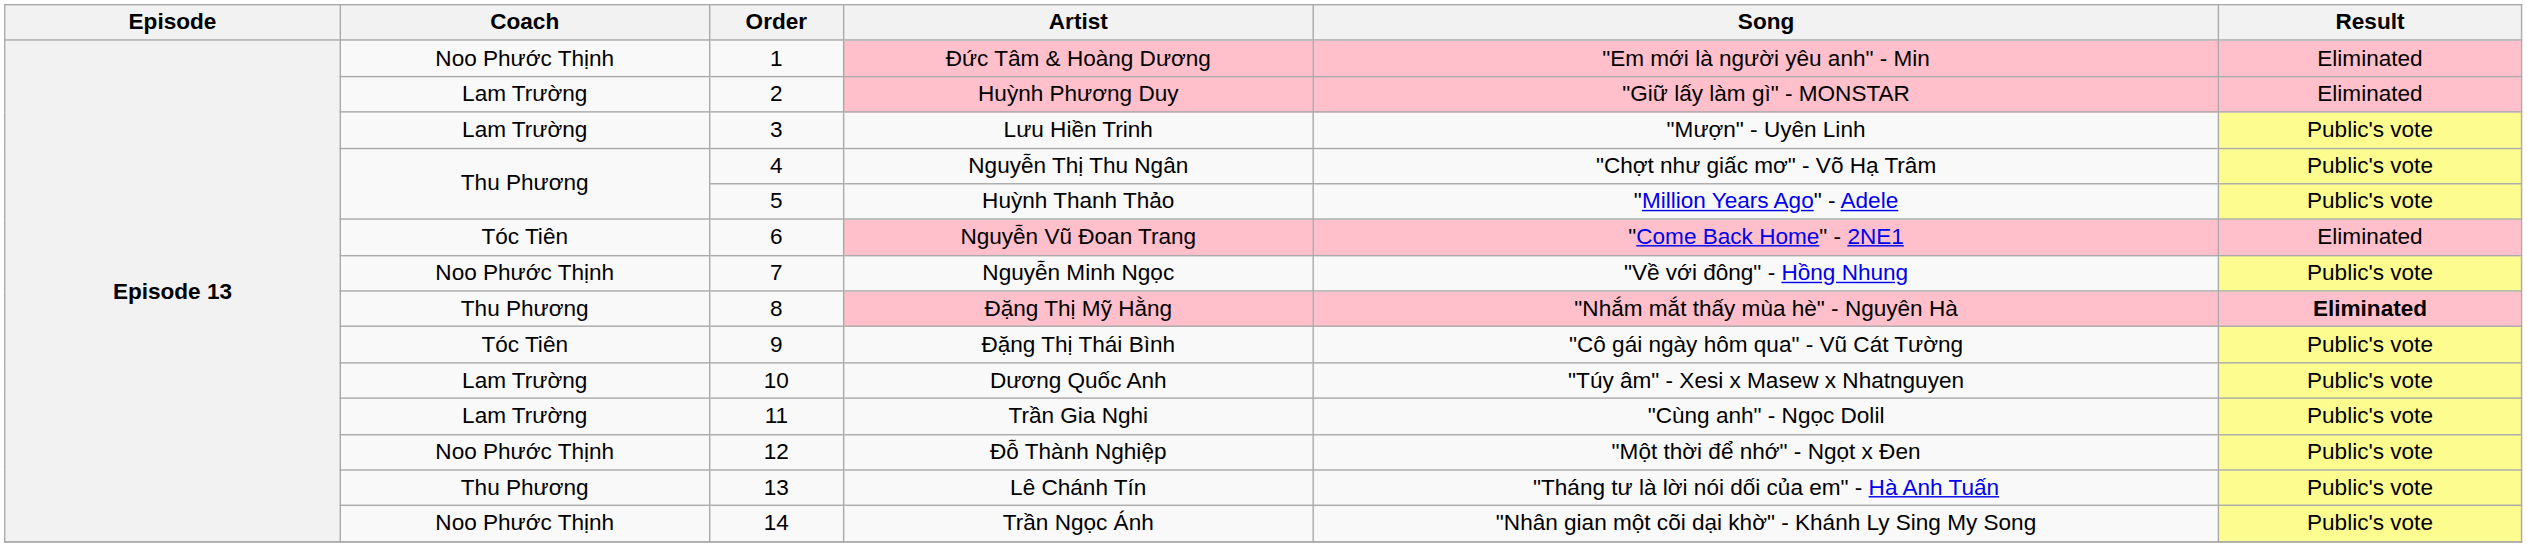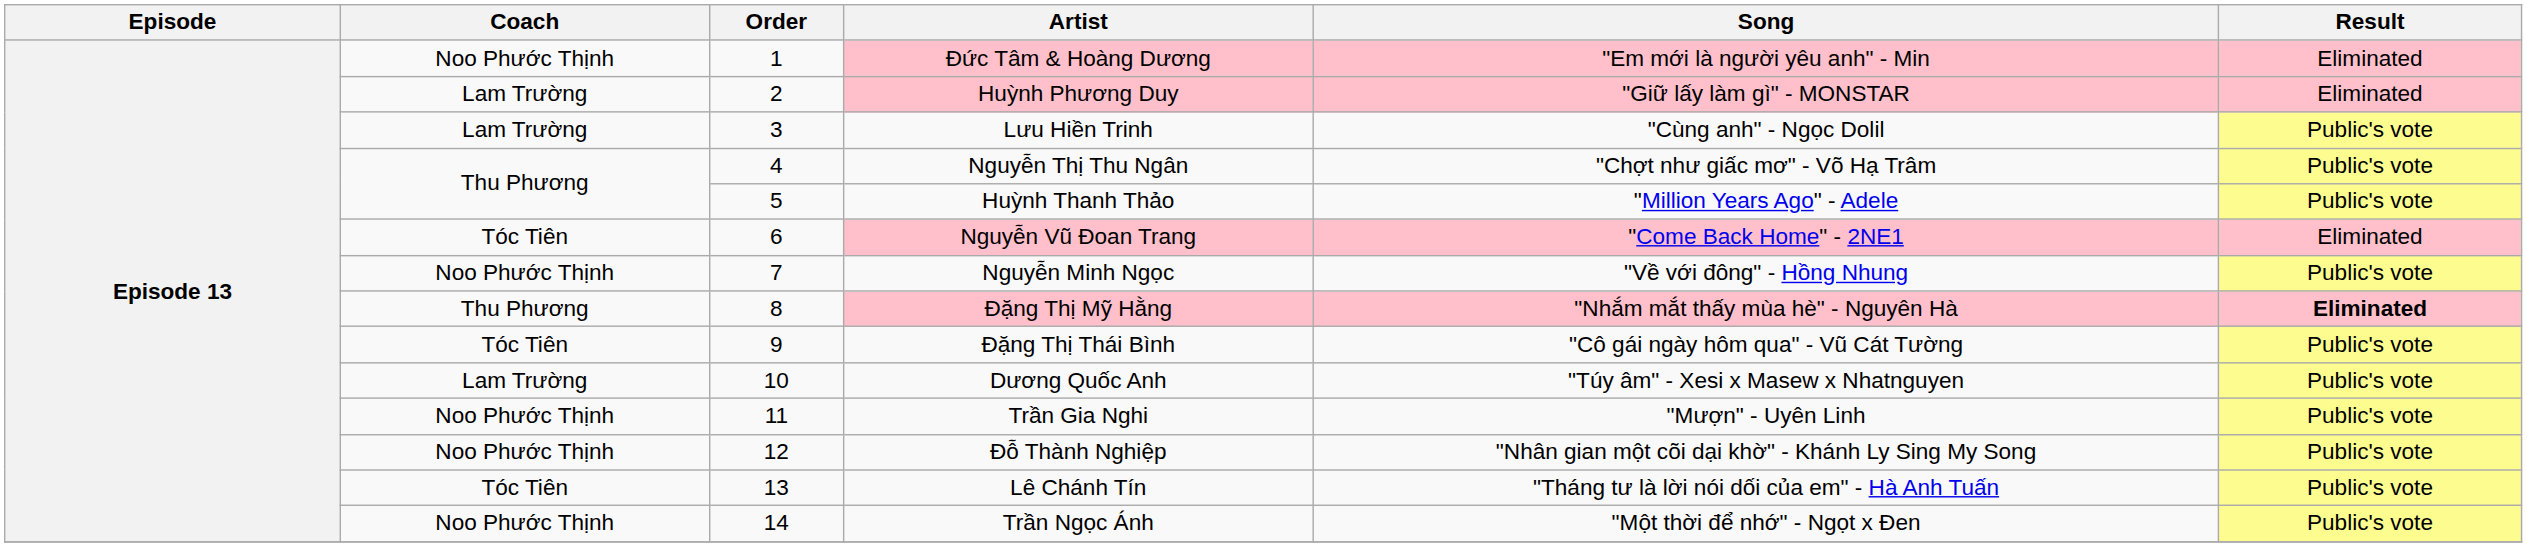(1766, 129) "Mượn" - Uyên Linh -> (1766, 129) "Cùng anh" - Ngọc Dolil
(525, 415) Lam Trường -> (525, 415) Noo Phước Thịnh
(1766, 415) "Cùng anh" - Ngọc Dolil -> (1766, 415) "Mượn" - Uyên Linh
(1766, 451) "Một thời để nhớ" - Ngọt x Đen -> (1766, 451) "Nhân gian một cõi dại khờ" - Khánh Ly Sing My Song
(525, 487) Thu Phương -> (525, 487) Tóc Tiên
(1766, 523) "Nhân gian một cõi dại khờ" - Khánh Ly Sing My Song -> (1766, 523) "Một thời để nhớ" - Ngọt x Đen
